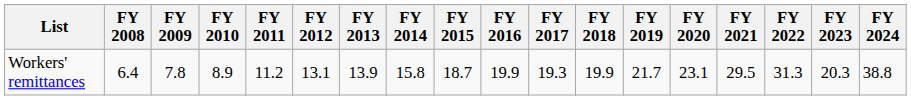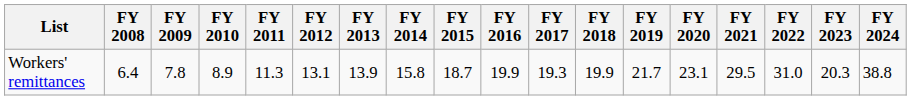(269, 72) 11.2 -> (269, 72) 11.3
(788, 72) 31.3 -> (788, 72) 31.0
